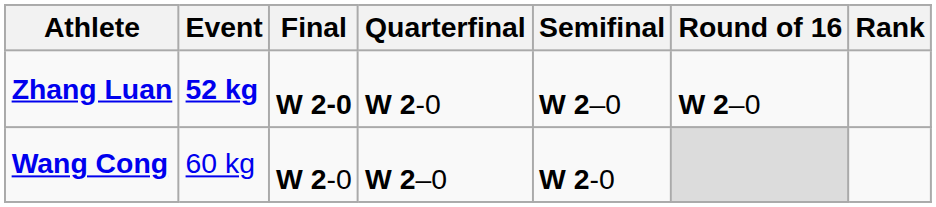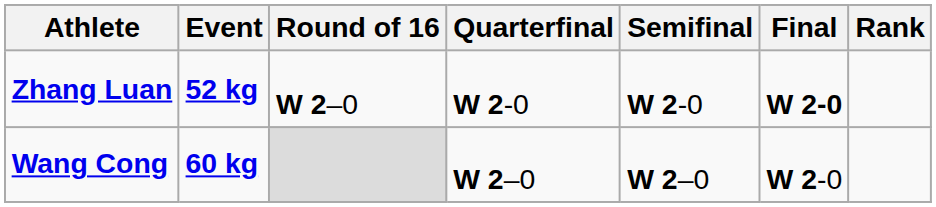columns swapped: (760, 28) <-> (314, 28)
(580, 104) W 2–0 -> (665, 104) W 2-0
(220, 165) normal -> (222, 165) bold
(577, 180) W 2-0 -> (668, 180) W 2–0
